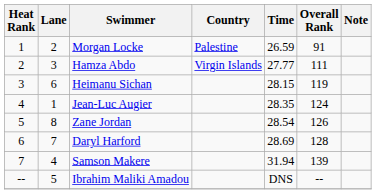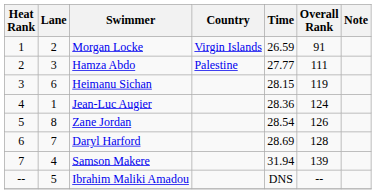(216, 46) Palestine -> (228, 46) Virgin Islands
(228, 65) Virgin Islands -> (216, 65) Palestine
(281, 103) 28.35 -> (281, 103) 28.36
